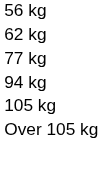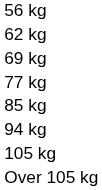+ row: (25, 58)
+ row: (25, 105)
